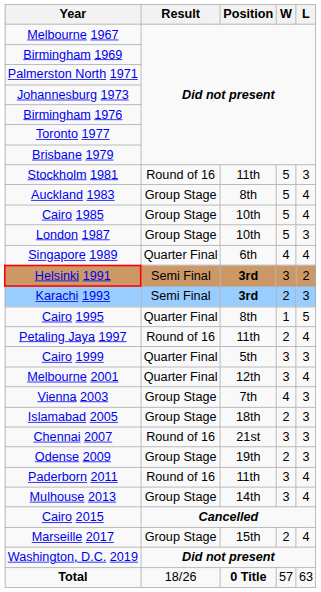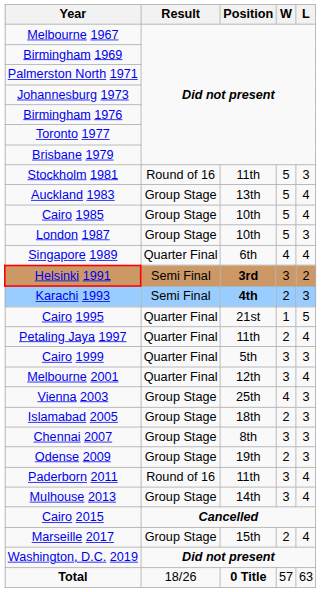(248, 194) 8th -> (248, 194) 13th
(248, 296) 3rd -> (248, 296) 4th
(248, 316) 8th -> (248, 316) 21st
(181, 336) Round of 16 -> (181, 336) Quarter Final
(248, 396) 7th -> (248, 396) 25th
(181, 437) Round of 16 -> (181, 437) Group Stage
(248, 437) 21st -> (248, 437) 8th
